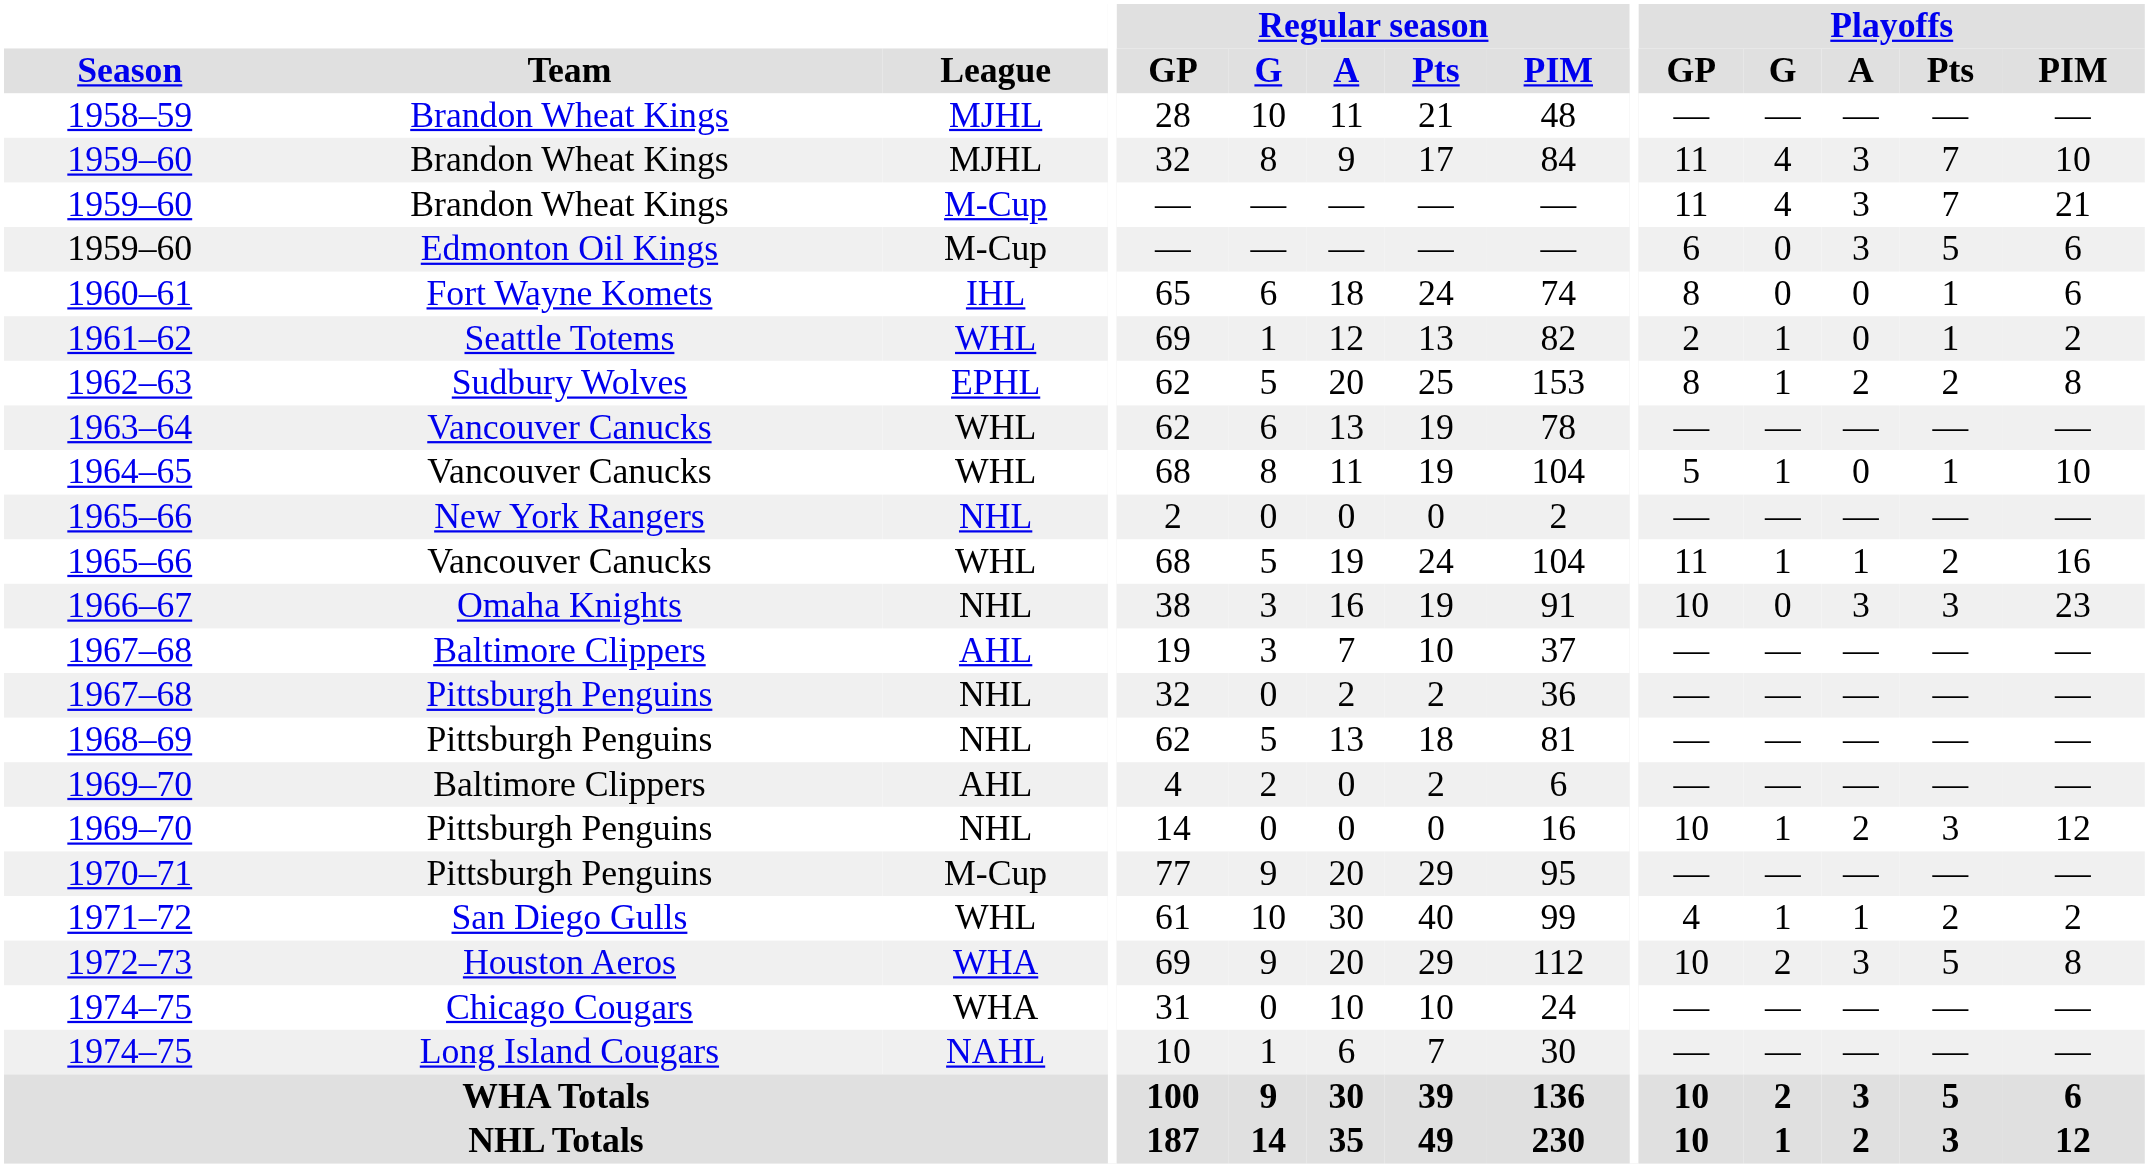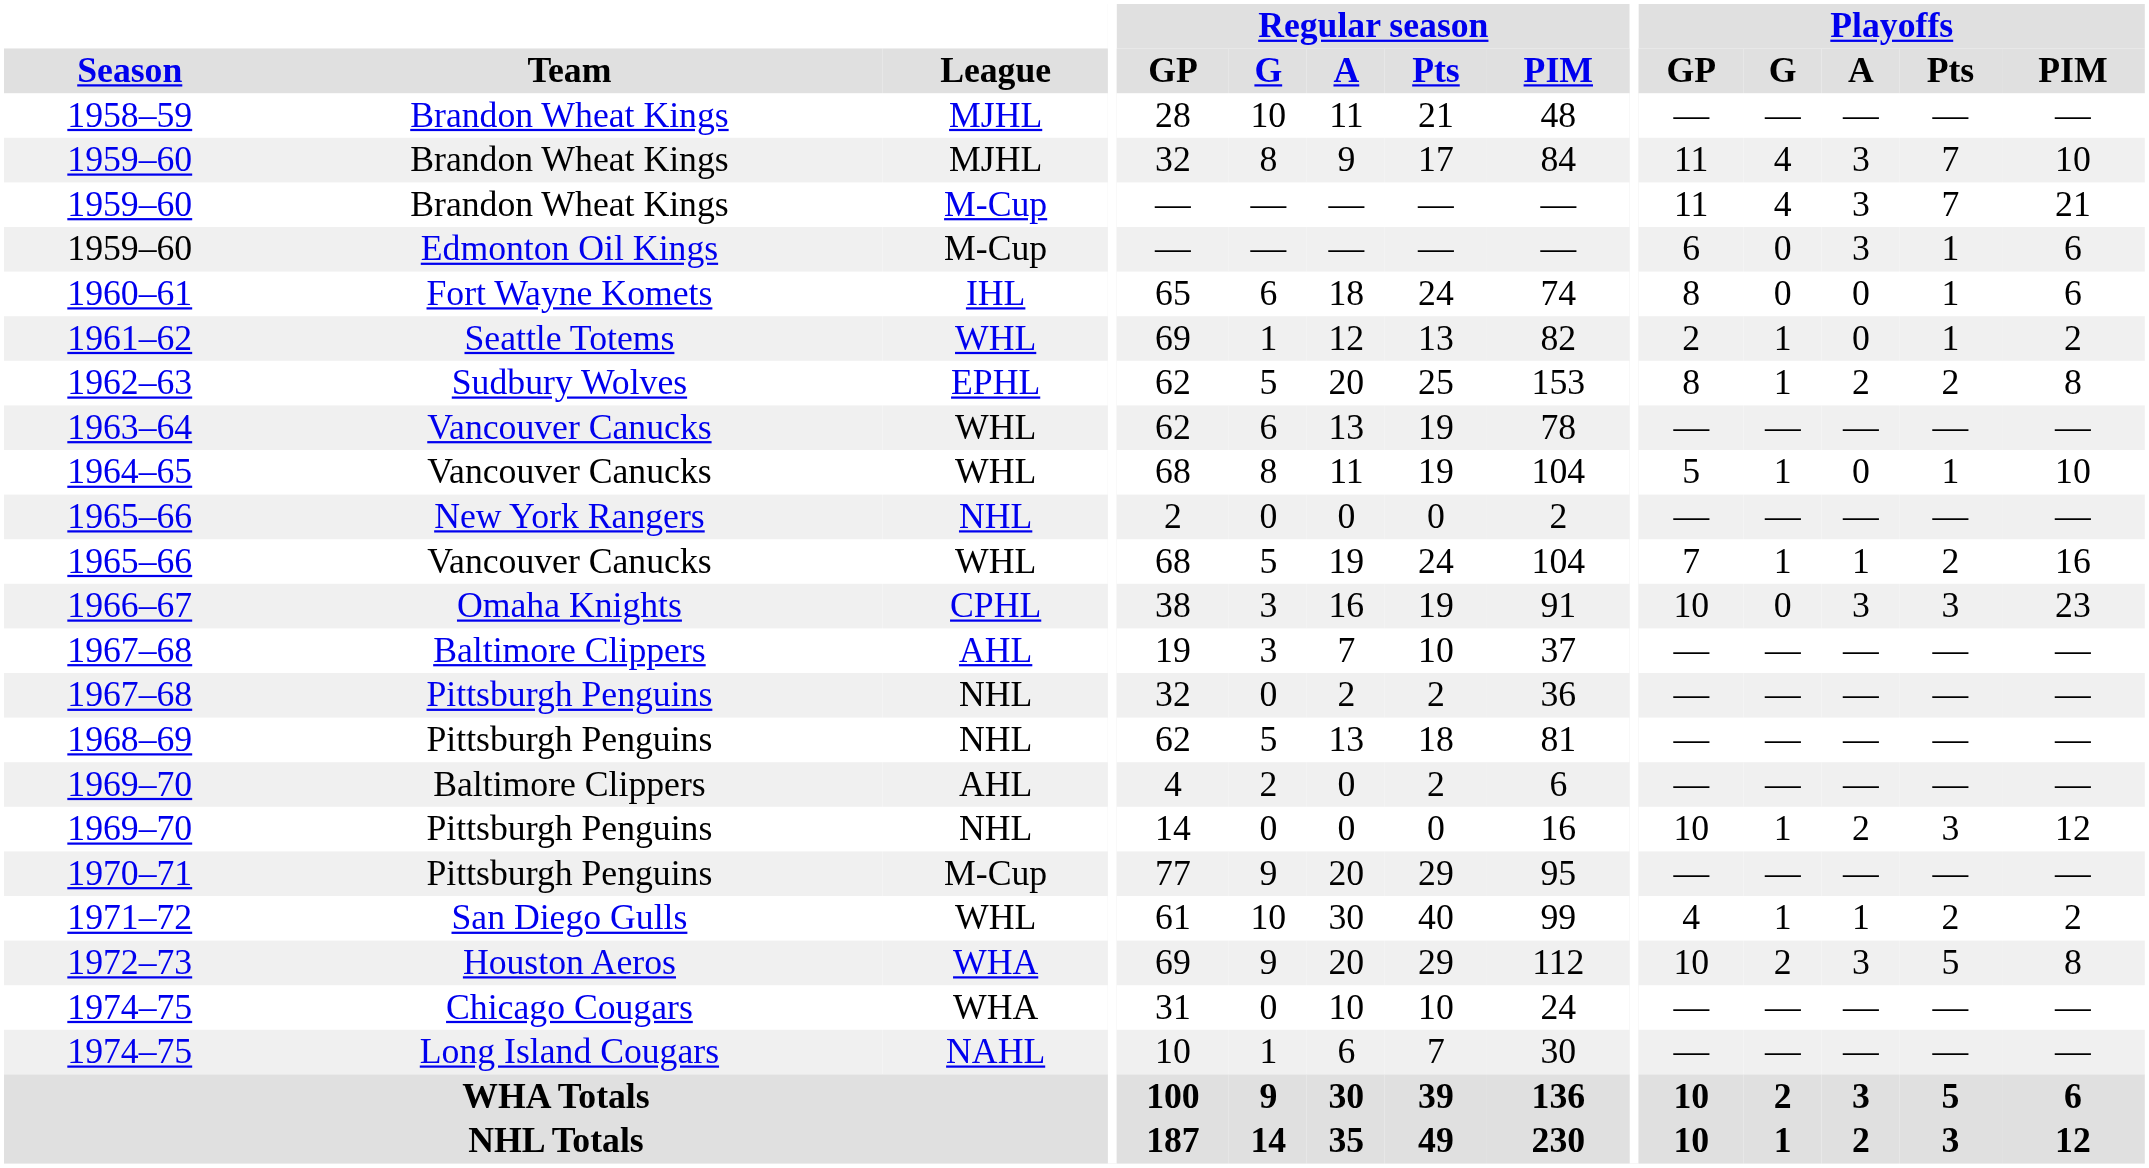(1950, 248) 5 -> (1950, 248) 1
(1691, 560) 11 -> (1691, 560) 7
(996, 605) NHL -> (996, 605) CPHL
